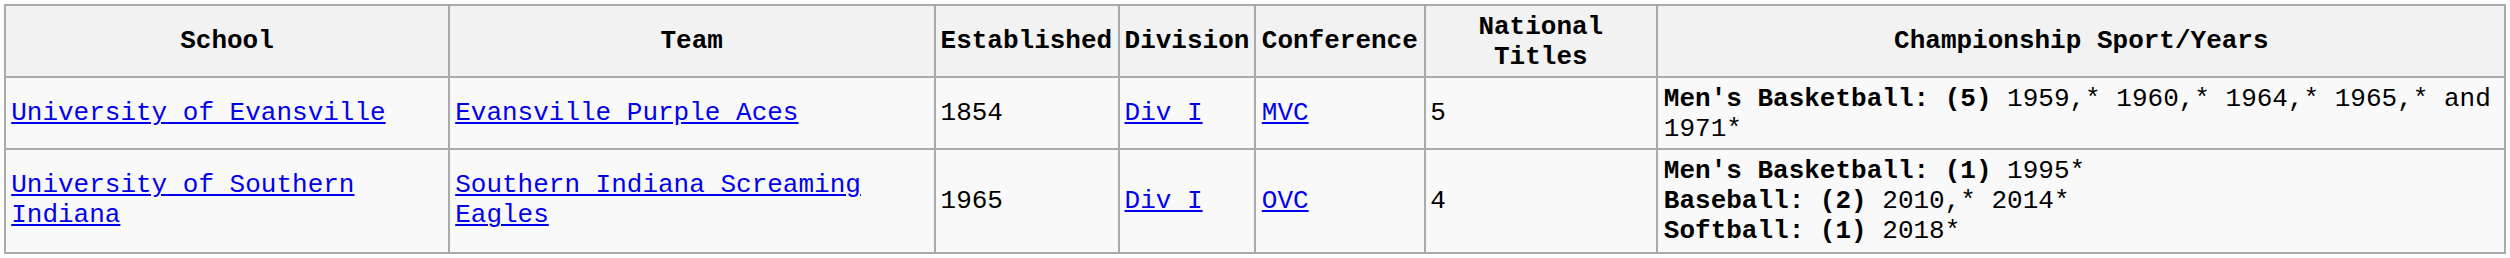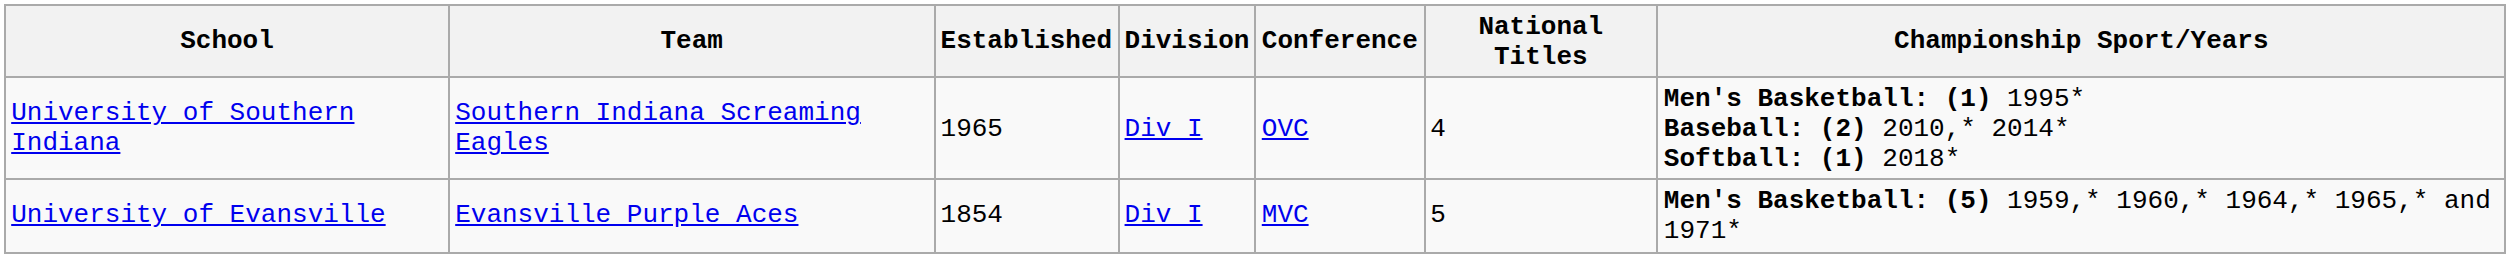rows swapped: (198, 114) <-> (183, 201)
